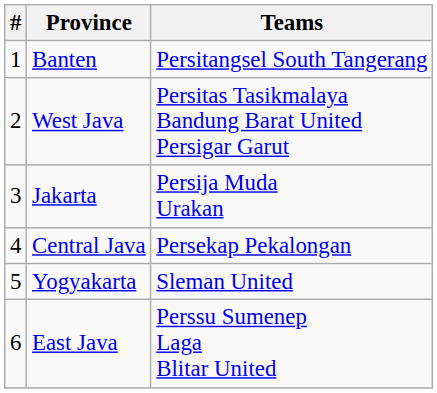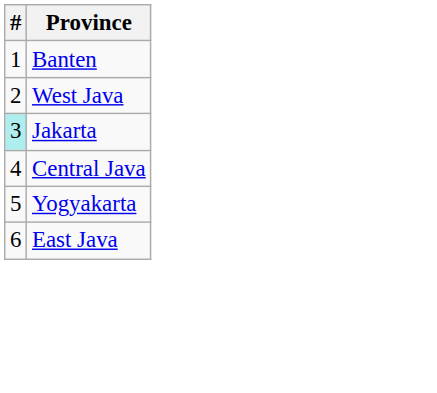- column: (292, 22)
(16, 195) no background -> (16, 131) paleturquoise background
